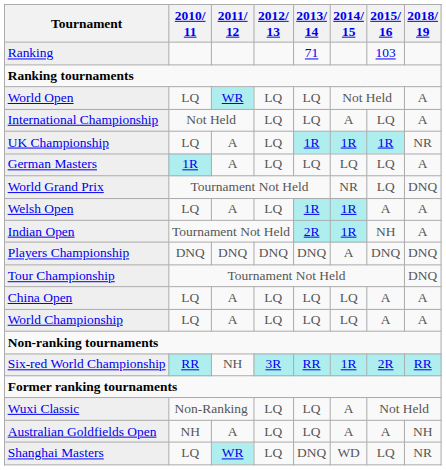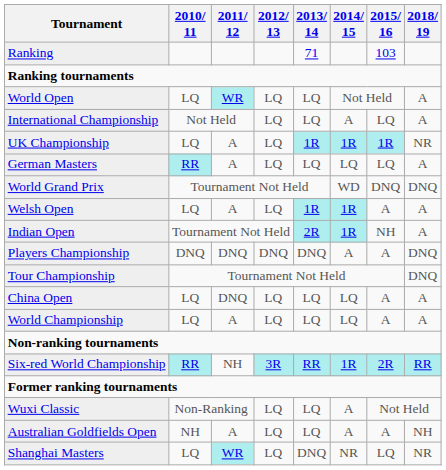(190, 164) 1R -> (190, 164) RR
(349, 186) NR -> (349, 186) WD
(386, 186) LQ -> (386, 186) DNQ
(386, 253) DNQ -> (386, 253) A
(233, 297) A -> (233, 297) DNQ
(349, 453) WD -> (349, 453) NR
